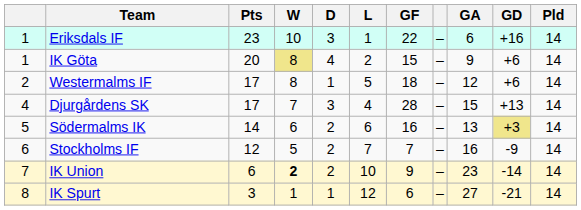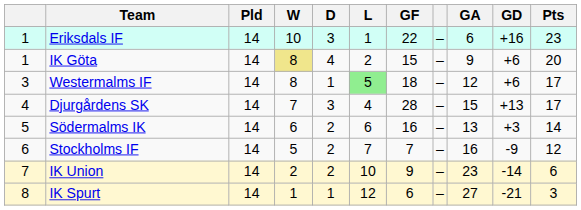columns swapped: (553, 15) <-> (252, 15)
(25, 82) 2 -> (25, 82) 3
(368, 82) no background -> (368, 82) lightgreen background
(512, 127) khaki background -> (512, 127) no background
(293, 171) bold -> (293, 171) normal
